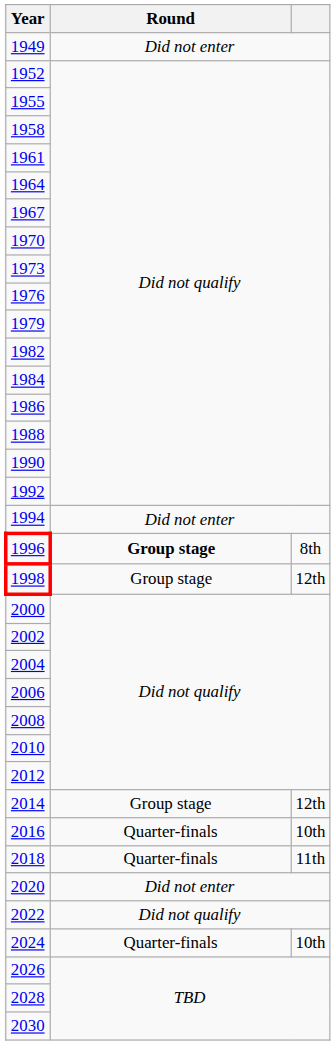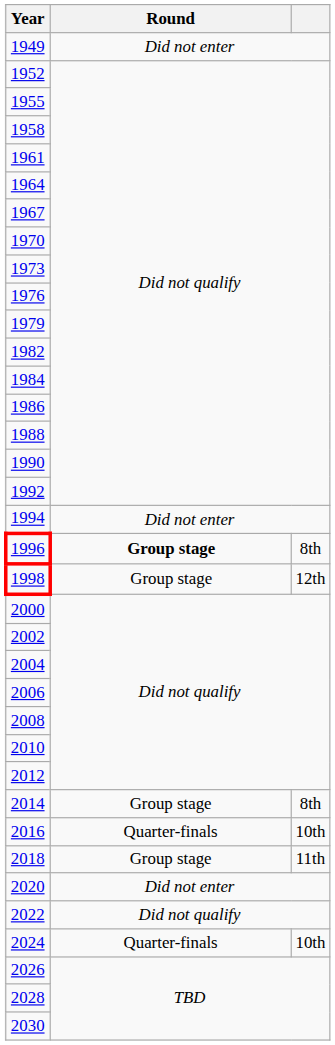(310, 803) 12th -> (310, 803) 8th
(171, 859) Quarter-finals -> (171, 859) Group stage
